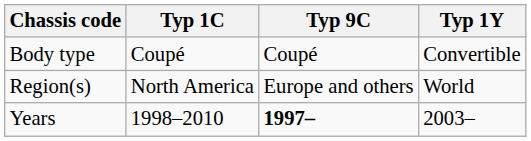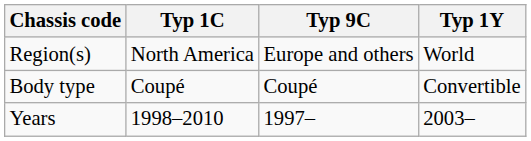rows swapped: (52, 53) <-> (50, 86)
(289, 119) bold -> (289, 119) normal
